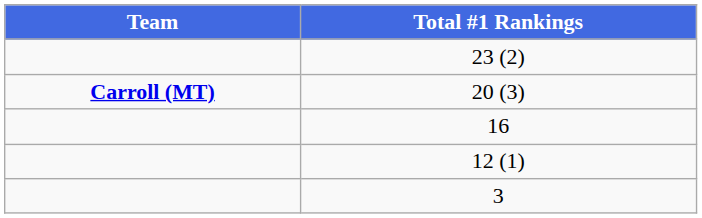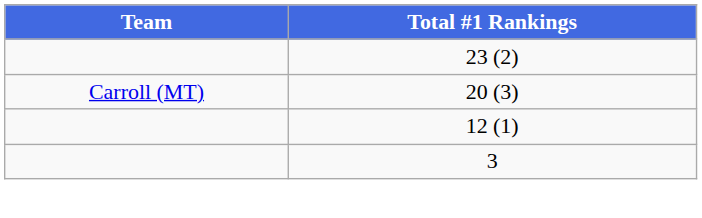(153, 91) bold -> (147, 91) normal
- row: (498, 126)
